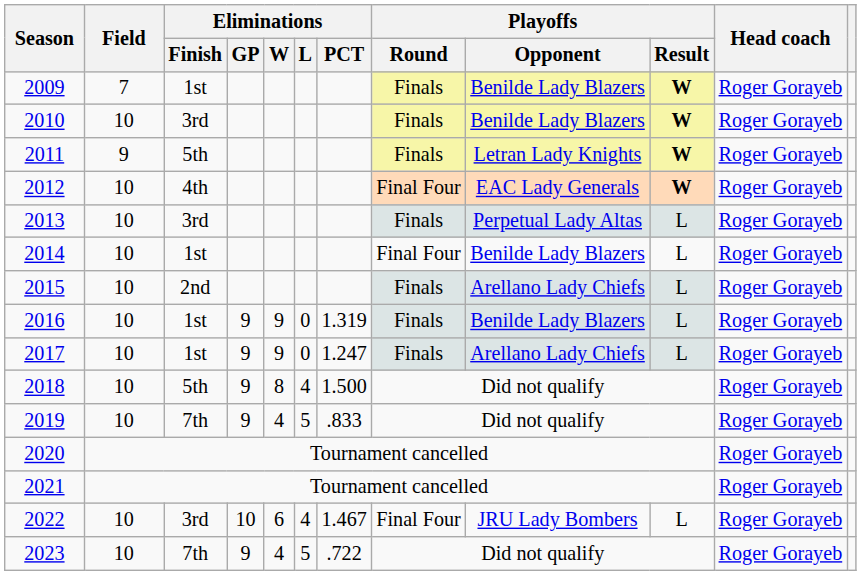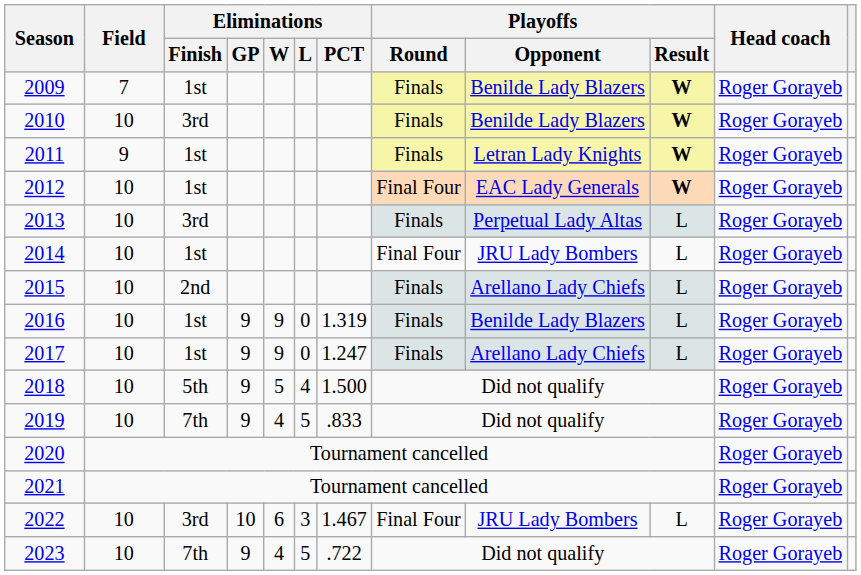(195, 154) 5th -> (195, 154) 1st
(195, 187) 4th -> (195, 187) 1st
(558, 254) Benilde Lady Blazers -> (558, 254) JRU Lady Bombers
(279, 387) 8 -> (279, 387) 5
(305, 520) 4 -> (305, 520) 3
